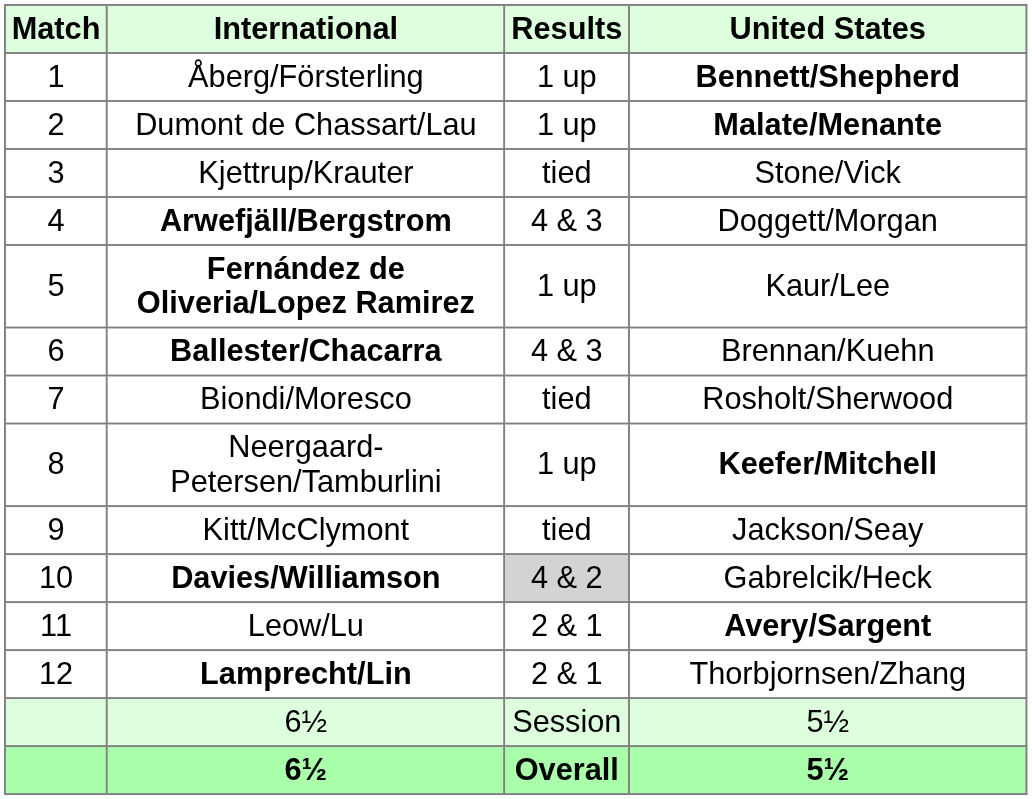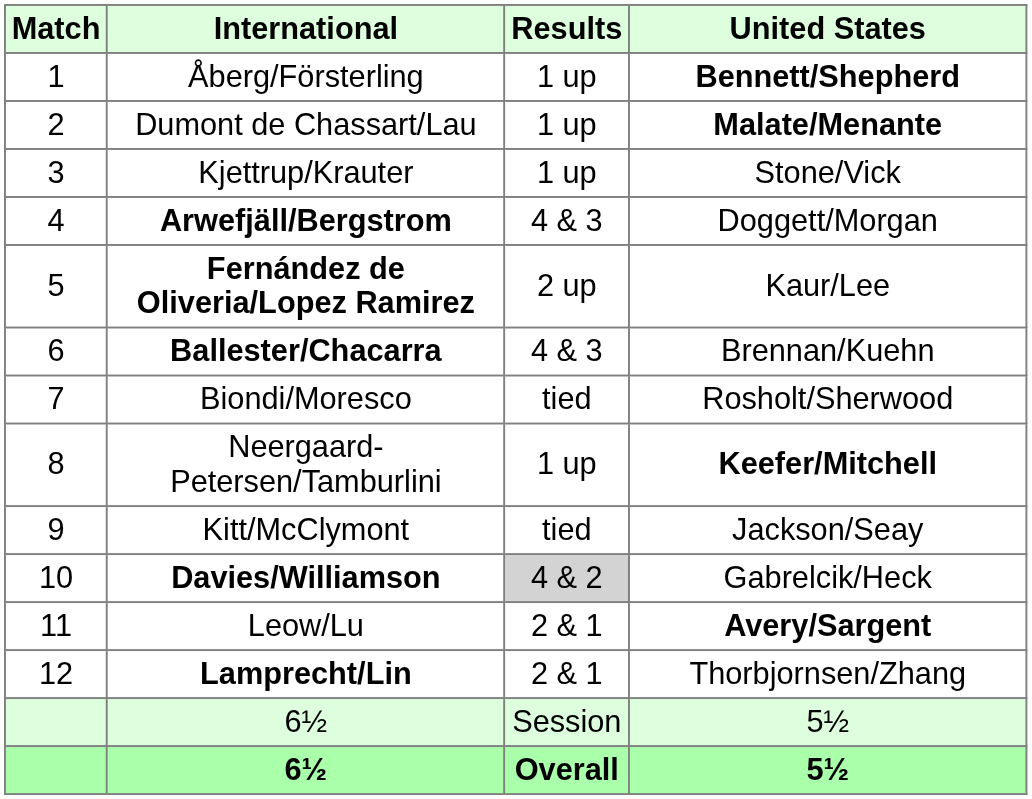(567, 172) tied -> (567, 172) 1 up
(567, 285) 1 up -> (567, 285) 2 up
